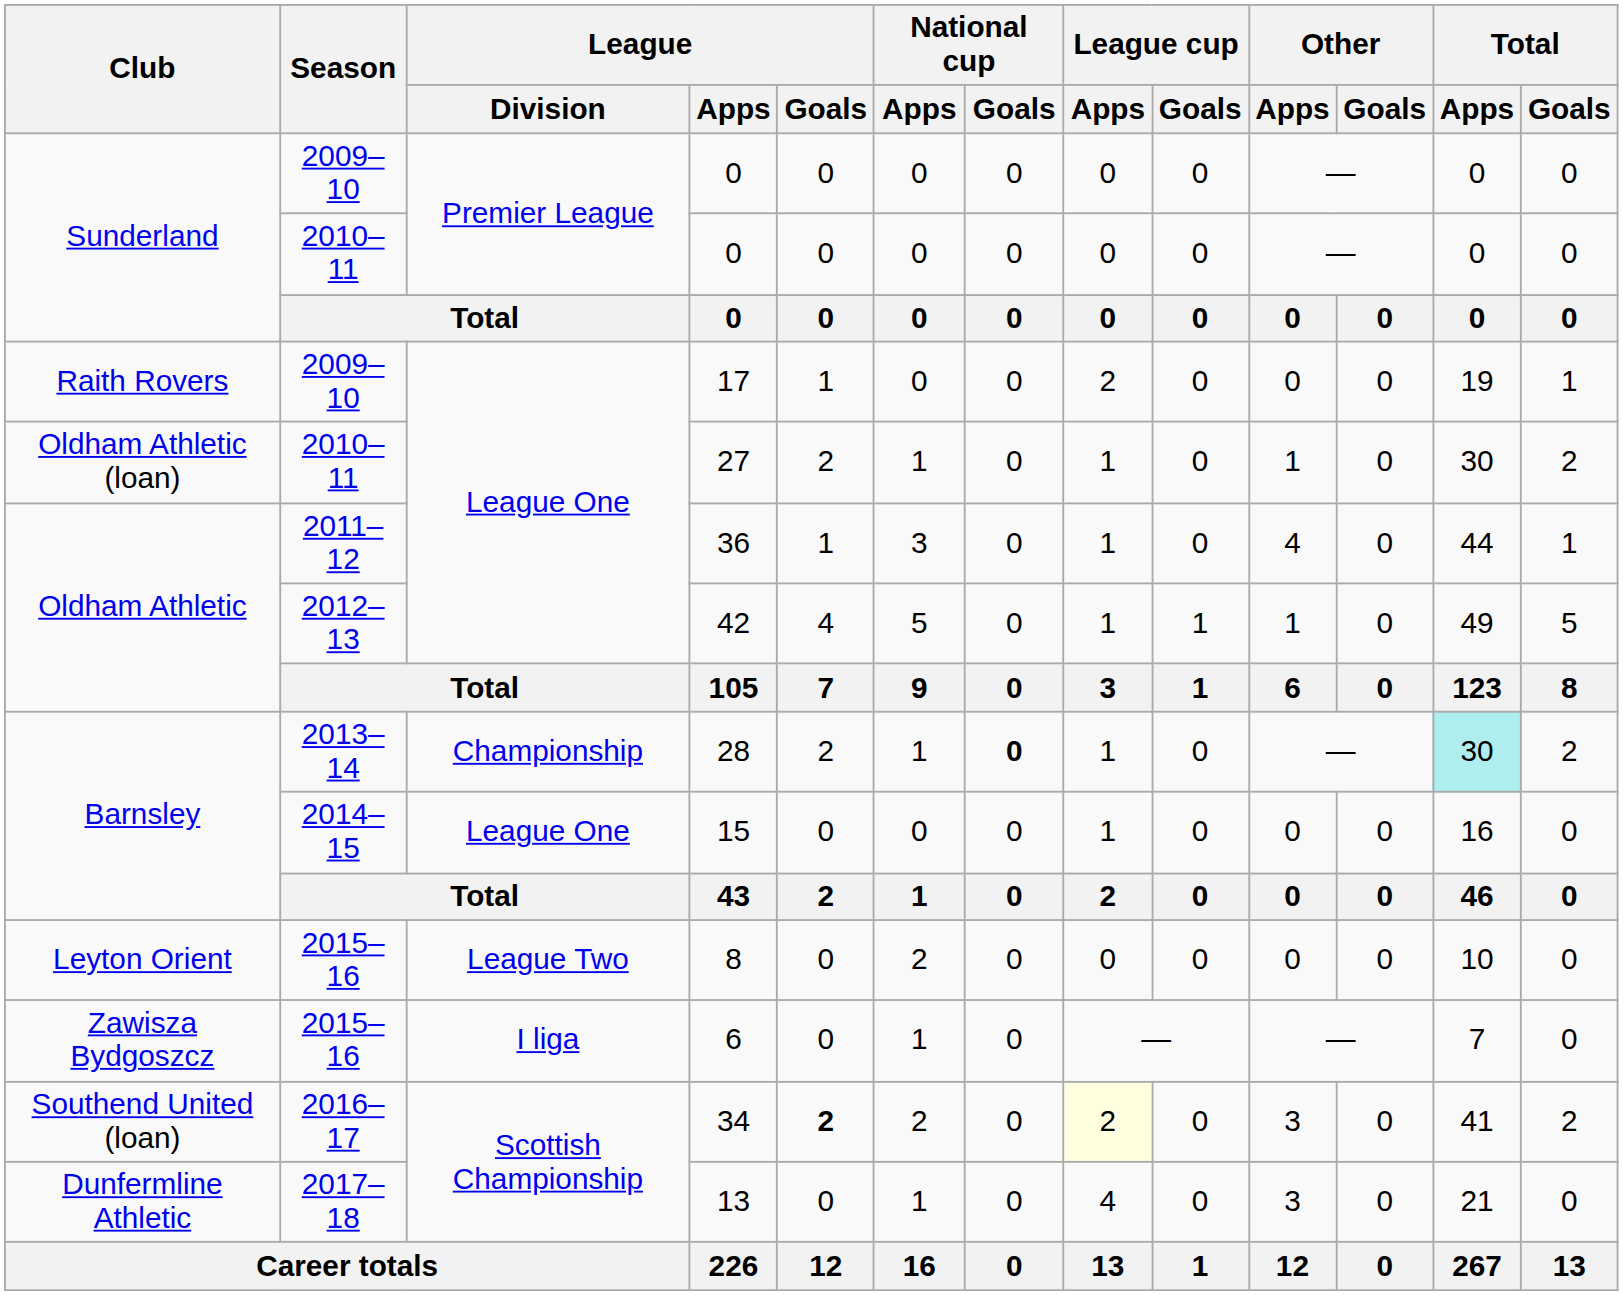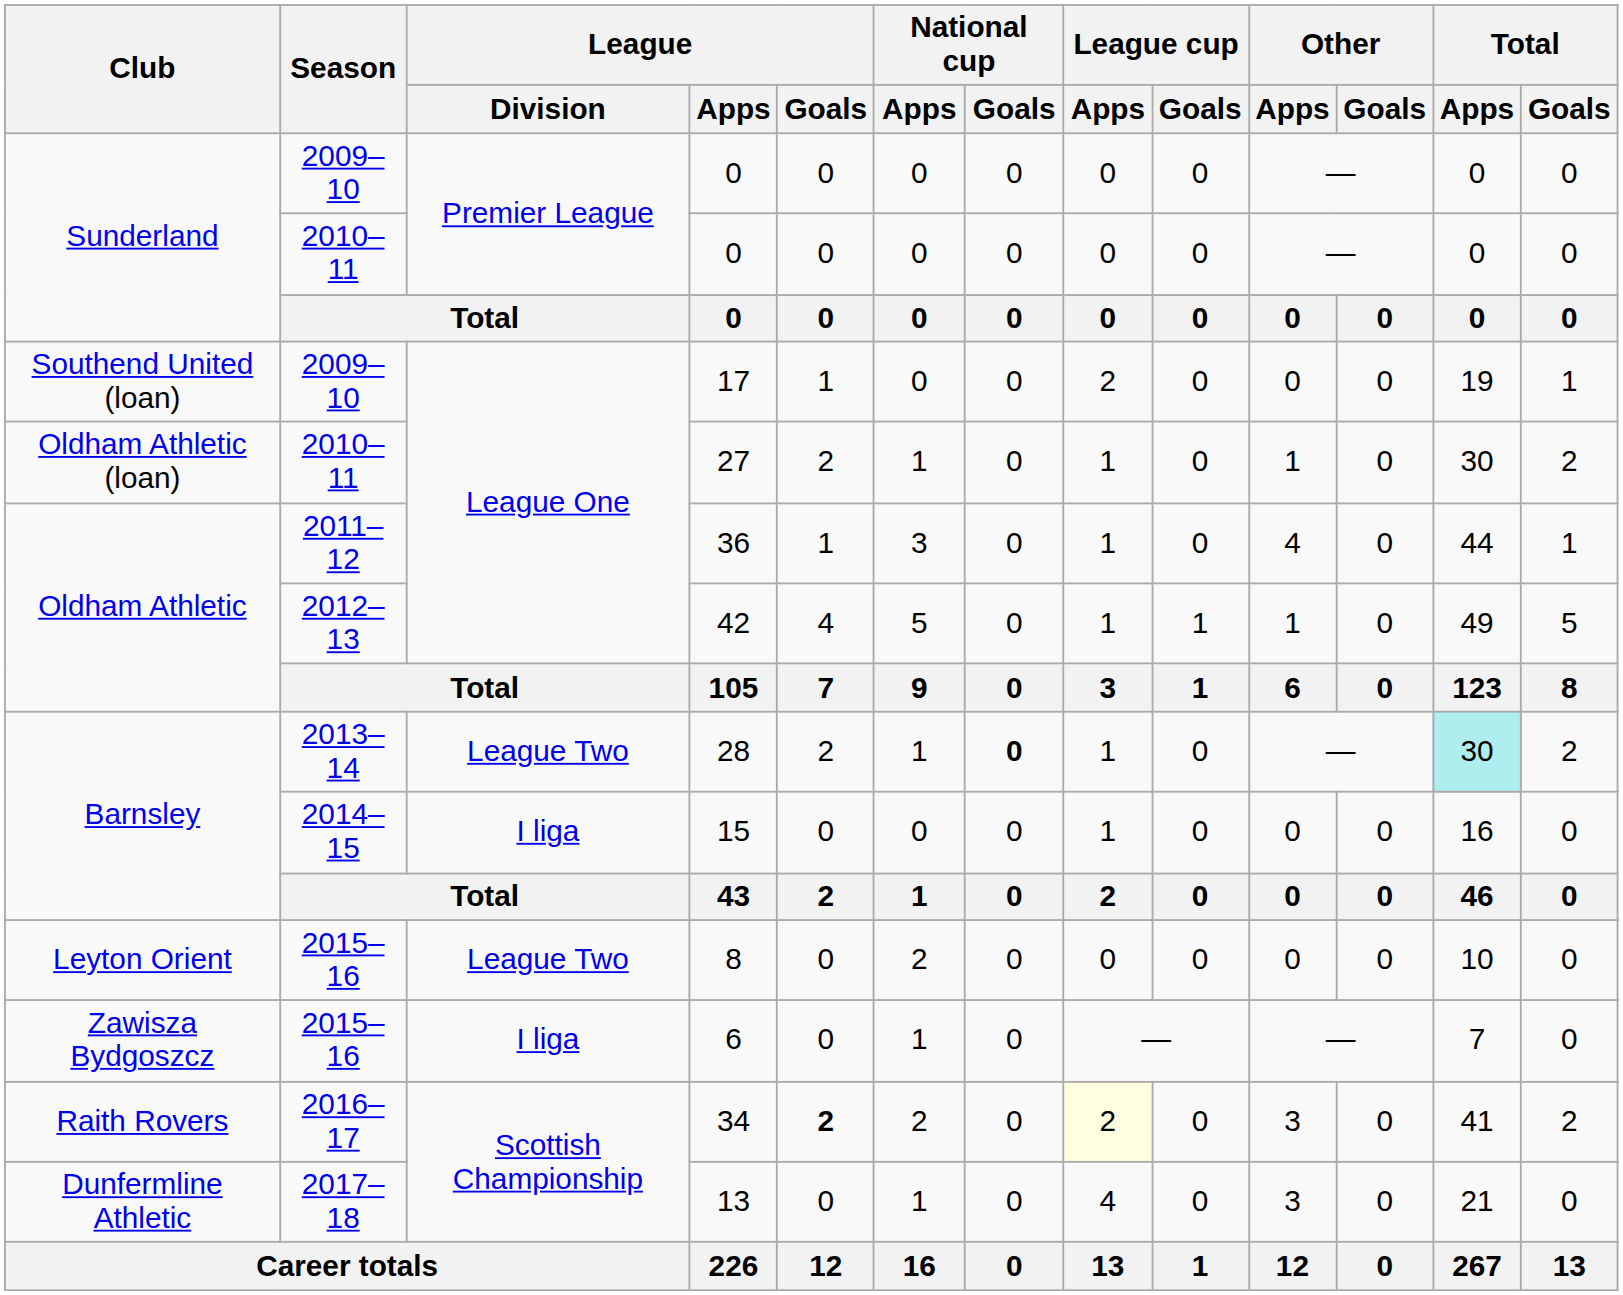(142, 381) Raith Rovers -> (142, 381) Southend United (loan)
(548, 751) Championship -> (548, 751) League Two
(548, 831) League One -> (548, 831) I liga
(142, 1121) Southend United (loan) -> (142, 1121) Raith Rovers
